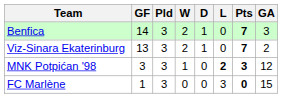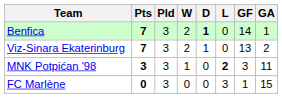columns swapped: (244, 13) <-> (142, 13)
(204, 31) normal -> (206, 31) bold
(266, 31) 3 -> (266, 31) 1
(266, 66) 12 -> (266, 66) 11
